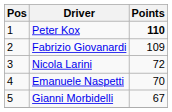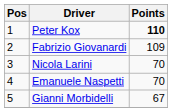(159, 64) 72 -> (159, 64) 70
